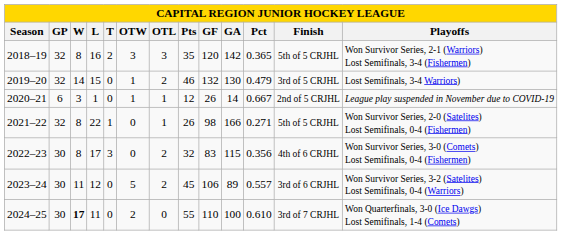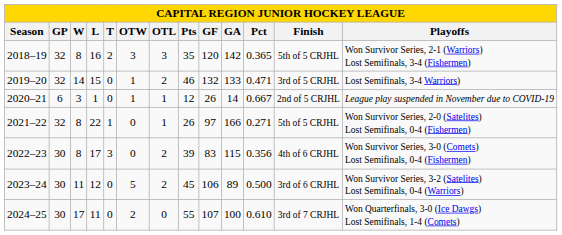(232, 80) 130 -> (232, 80) 133
(259, 80) 0.479 -> (259, 80) 0.471
(210, 122) 98 -> (210, 122) 97
(189, 153) 32 -> (189, 153) 39
(259, 184) 0.557 -> (259, 184) 0.500
(79, 215) bold -> (79, 215) normal
(210, 215) 110 -> (210, 215) 107
